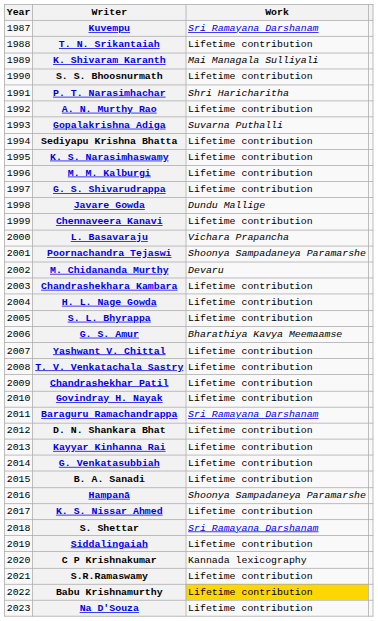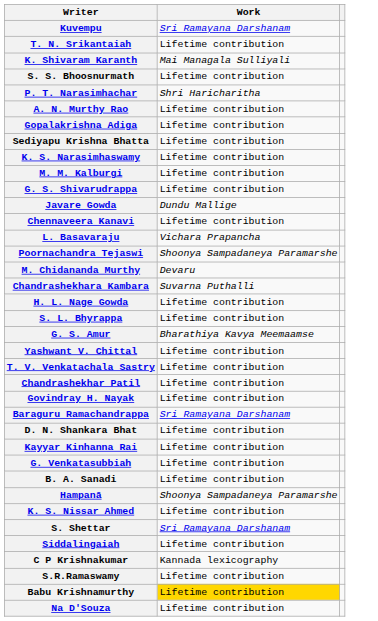- column: (19, 12)
(236, 125) Suvarna Puthalli -> (222, 125) Lifetime contribution
(250, 286) Lifetime contribution -> (207, 286) Suvarna Puthalli
